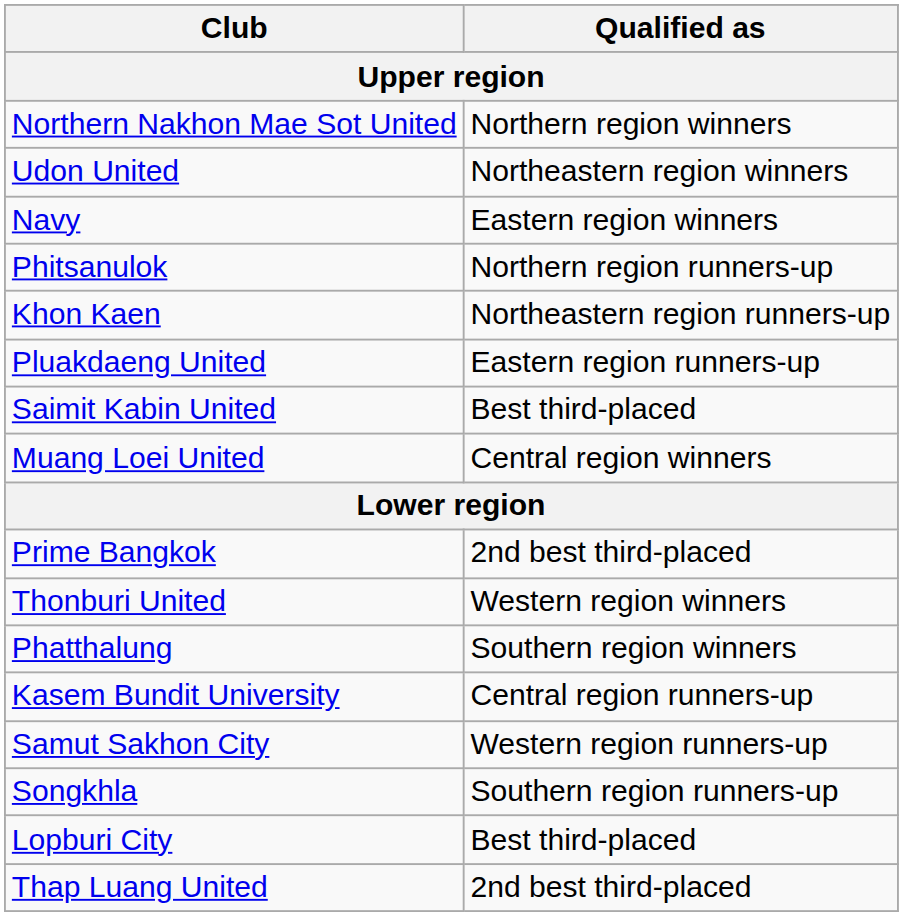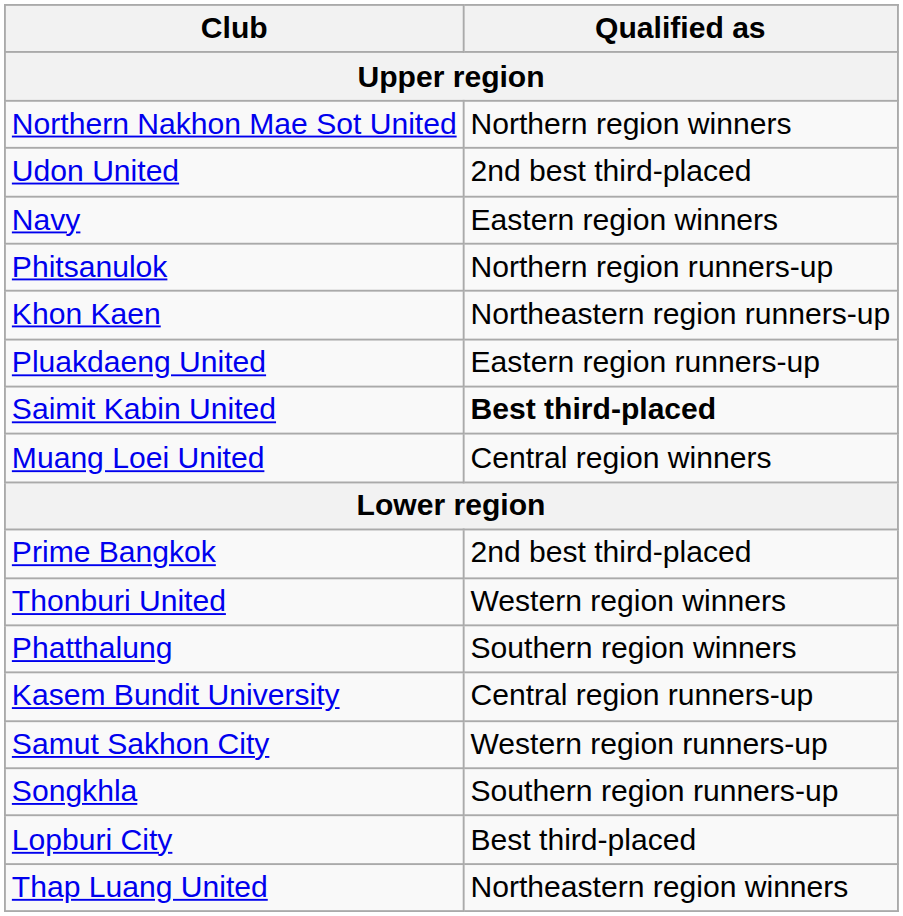(659, 171) Northeastern region winners -> (611, 171) 2nd best third-placed
(583, 409) normal -> (593, 409) bold
(611, 887) 2nd best third-placed -> (659, 887) Northeastern region winners
